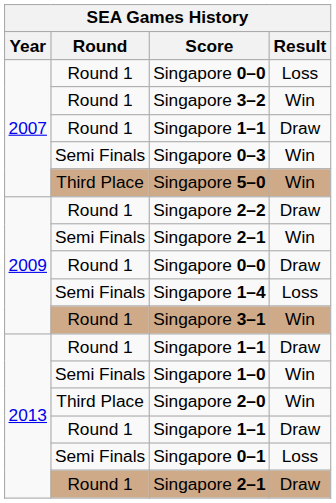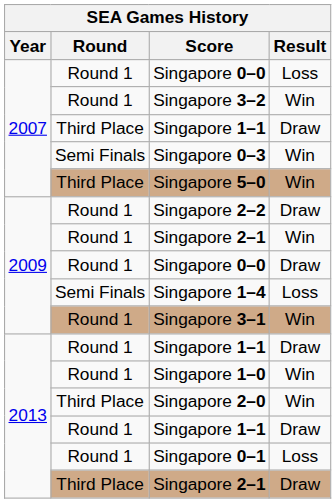(100, 127) Round 1 -> (100, 127) Third Place
(100, 237) Semi Finals -> (100, 237) Round 1
(100, 374) Semi Finals -> (100, 374) Round 1
(100, 456) Semi Finals -> (100, 456) Round 1
(100, 484) Round 1 -> (100, 484) Third Place
